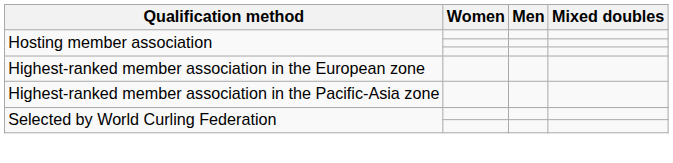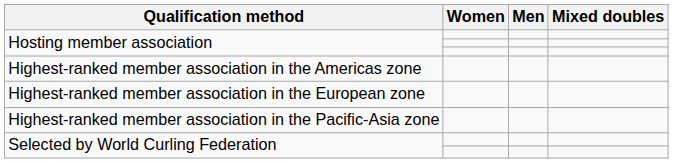+ row: (215, 68)
